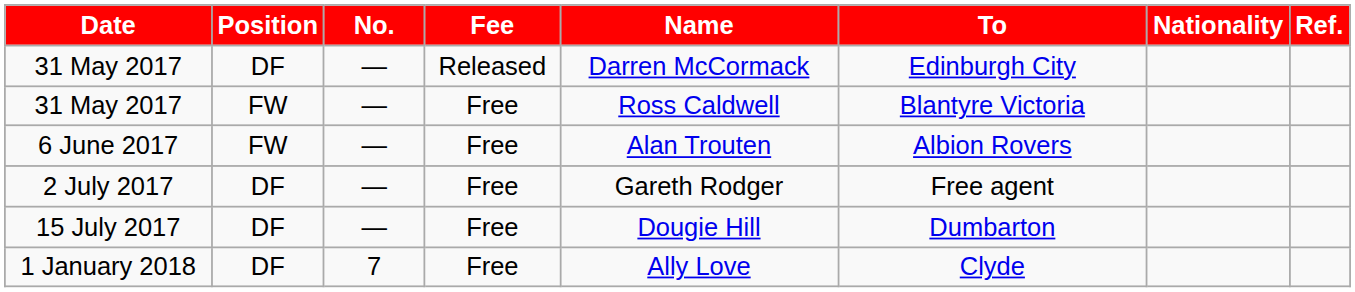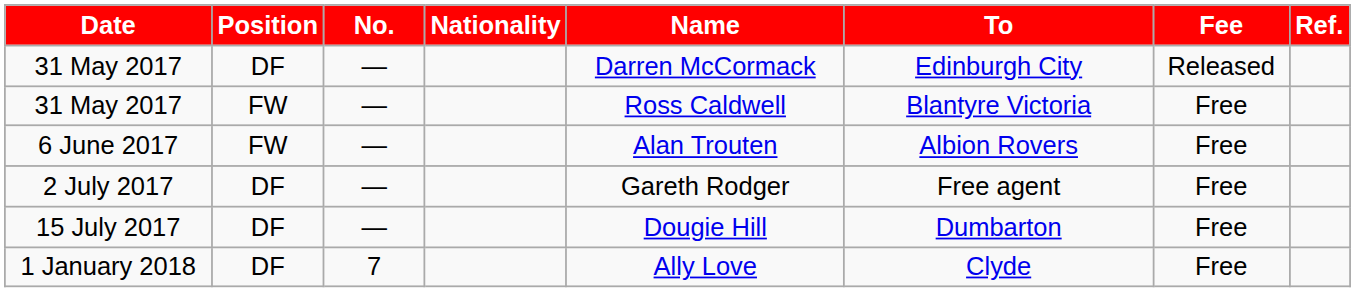columns swapped: (1218, 25) <-> (492, 25)
